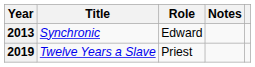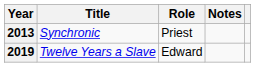(182, 33) Edward -> (177, 33) Priest
(177, 52) Priest -> (182, 52) Edward
